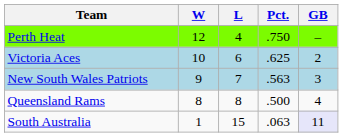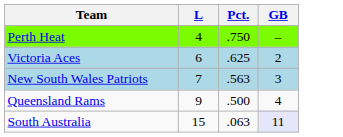- column: (199, 15)
(238, 100) 8 -> (199, 100) 9
